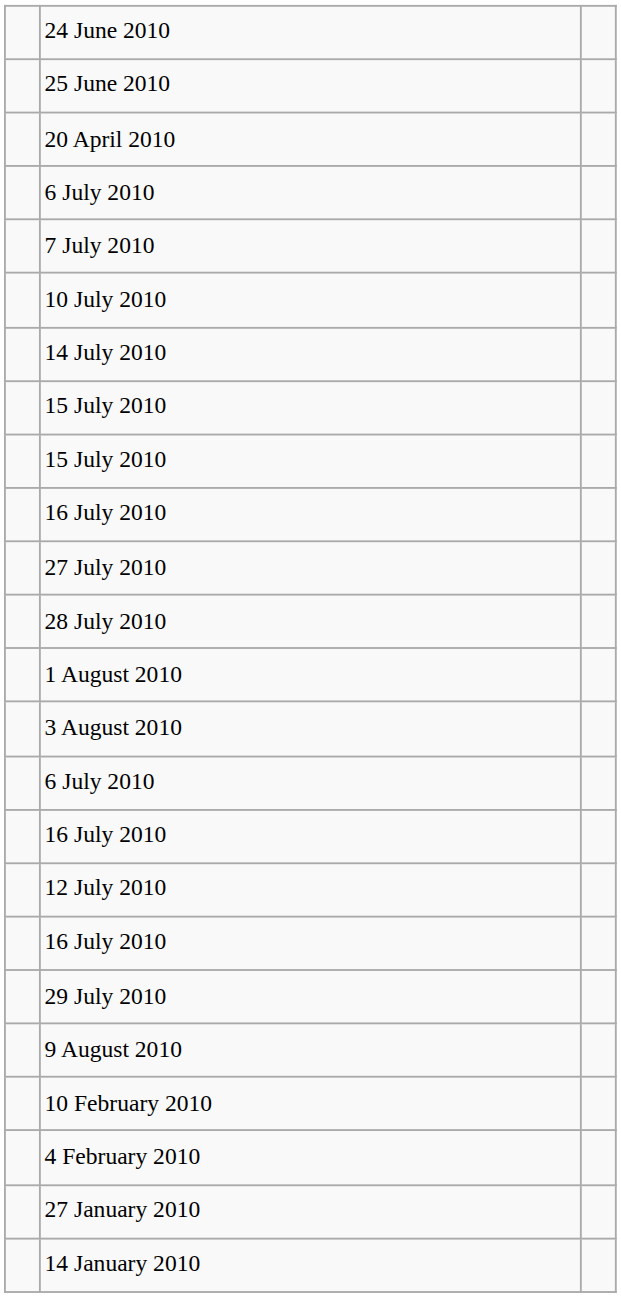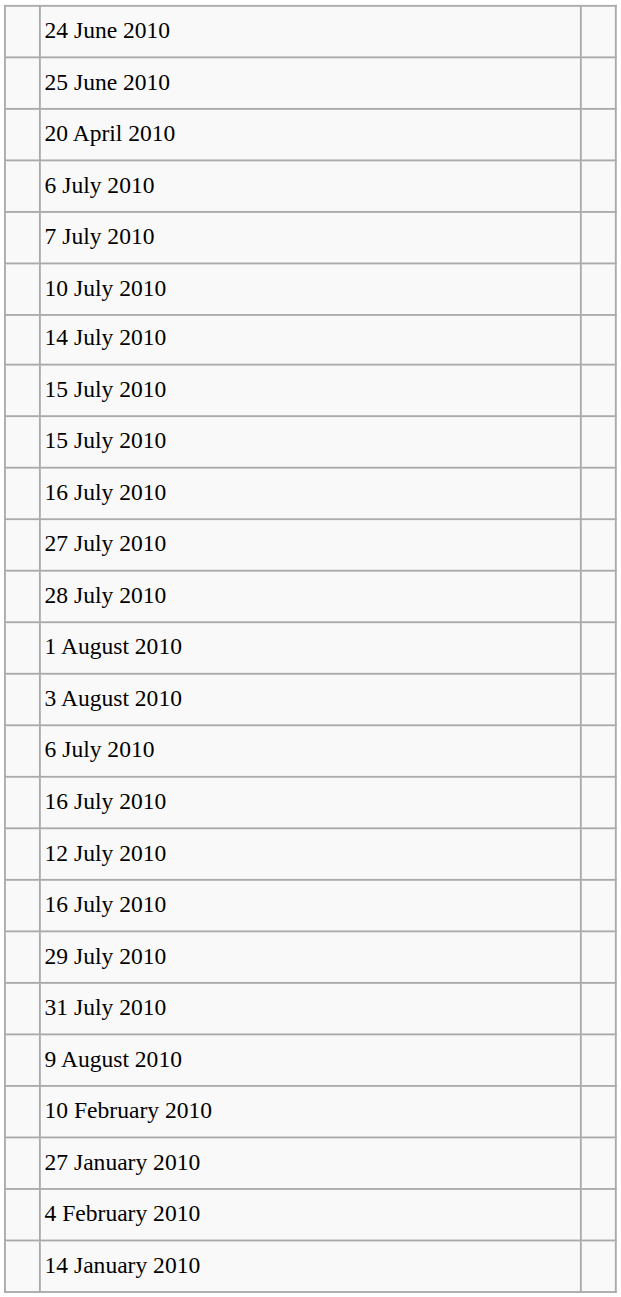+ row: (22, 1008)
rows swapped: (22, 1158) <-> (22, 1211)
